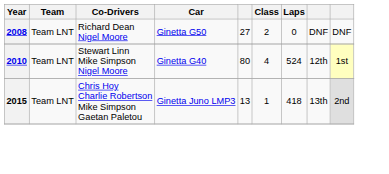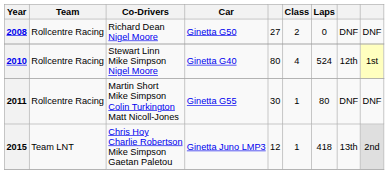(53, 32) Team LNT -> (68, 32) Rollcentre Racing
(53, 62) Team LNT -> (68, 62) Rollcentre Racing
+ row: (17, 102)
(245, 102) 13 -> (275, 147) 12
